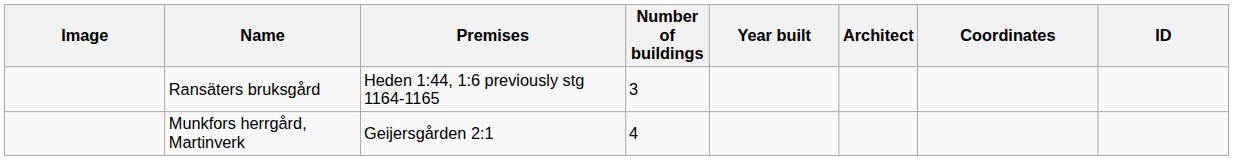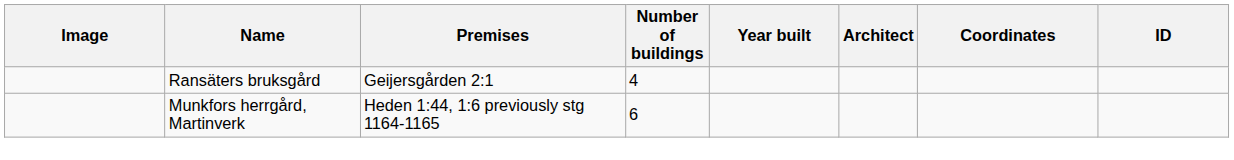(474, 89) Heden 1:44, 1:6 previously stg 1164-1165 -> (429, 80) Geijersgården 2:1
(634, 89) 3 -> (634, 80) 4
(429, 133) Geijersgården 2:1 -> (474, 115) Heden 1:44, 1:6 previously stg 1164-1165
(634, 133) 4 -> (634, 115) 6
